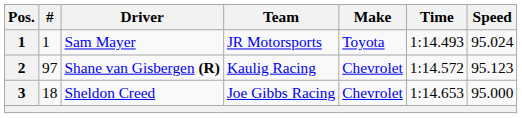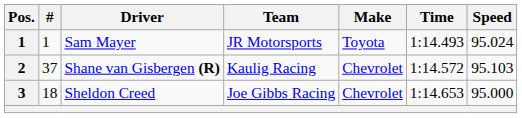(50, 67) 97 -> (50, 67) 37
(492, 67) 95.123 -> (492, 67) 95.103
